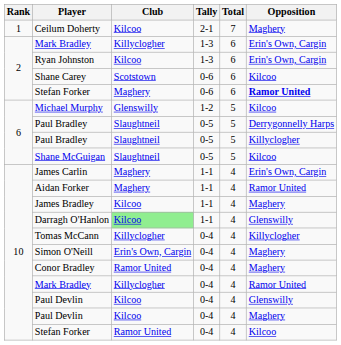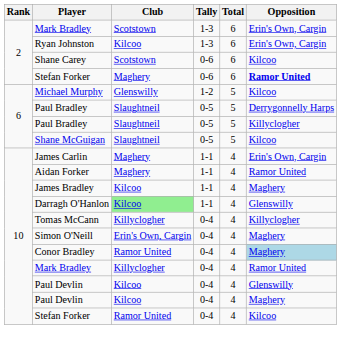- row: (67, 28)
(139, 44) Killyclogher -> (135, 28) Scotstown
(267, 268) no background -> (267, 252) lightblue background
